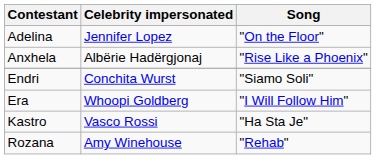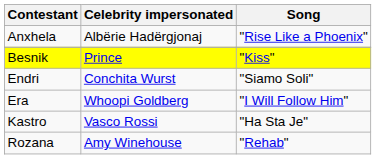- row: (30, 36)
+ row: (28, 57)
